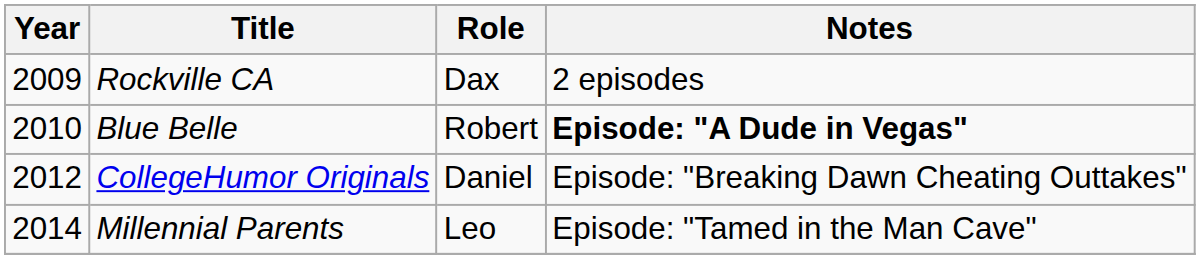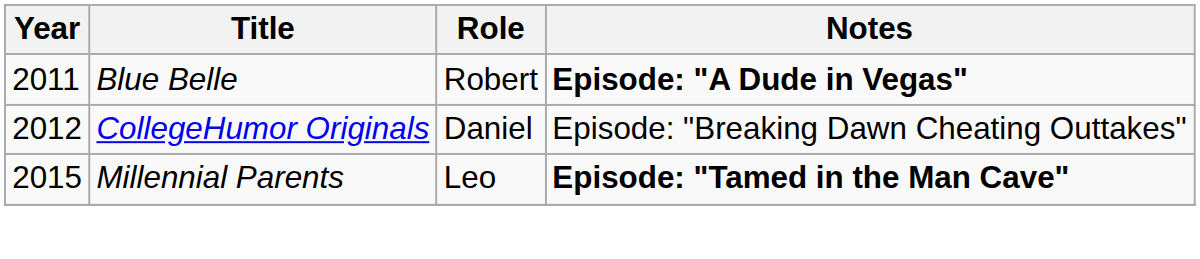- row: (185, 79)
(47, 128) 2010 -> (46, 79) 2011
(47, 228) 2014 -> (47, 178) 2015
(794, 228) normal -> (811, 178) bold
